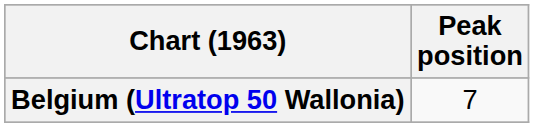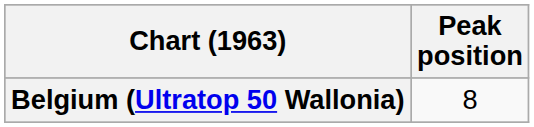(470, 99) 7 -> (470, 99) 8
